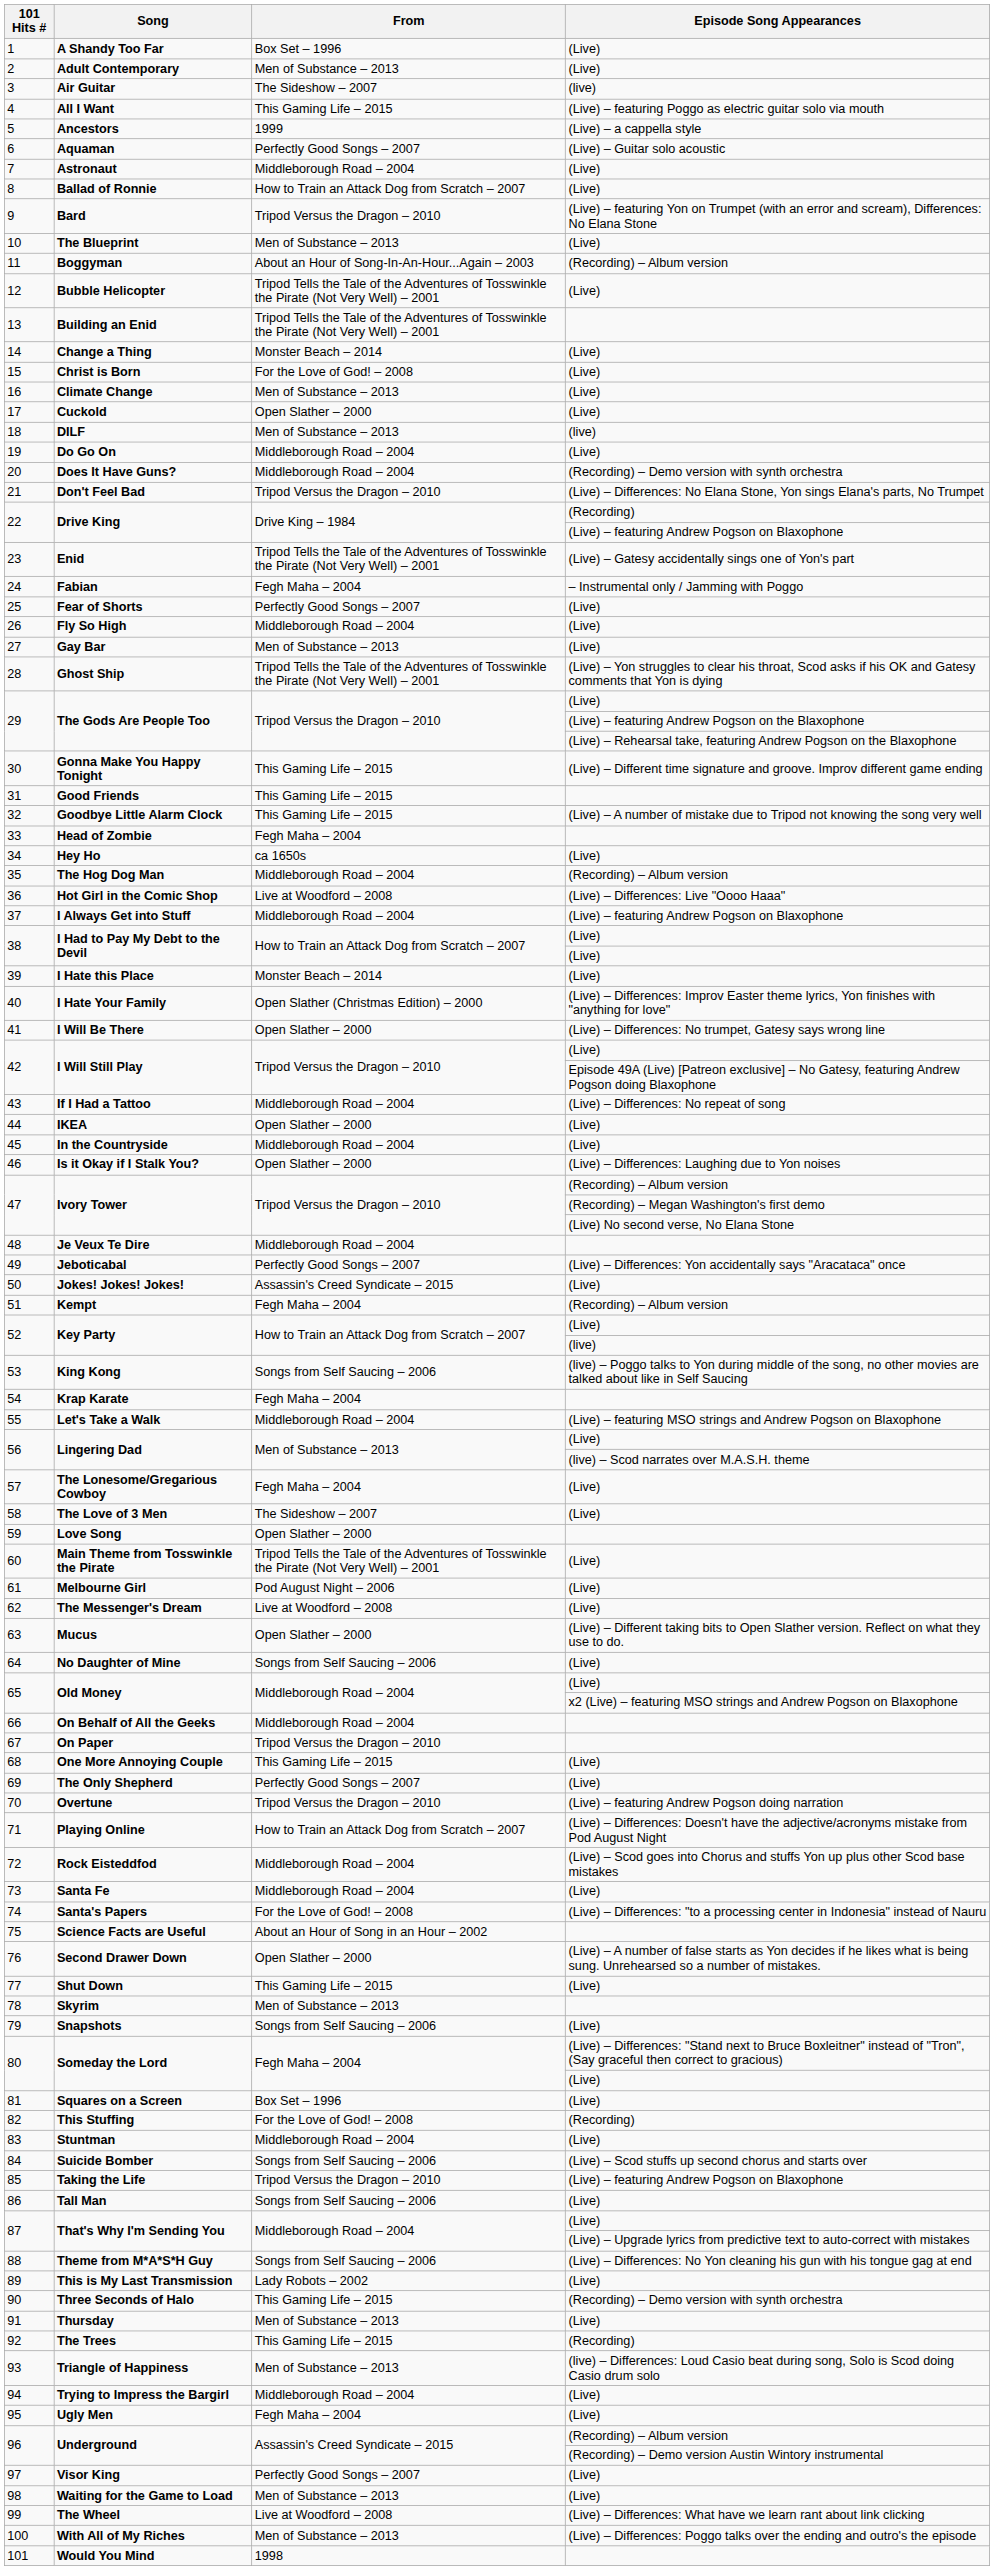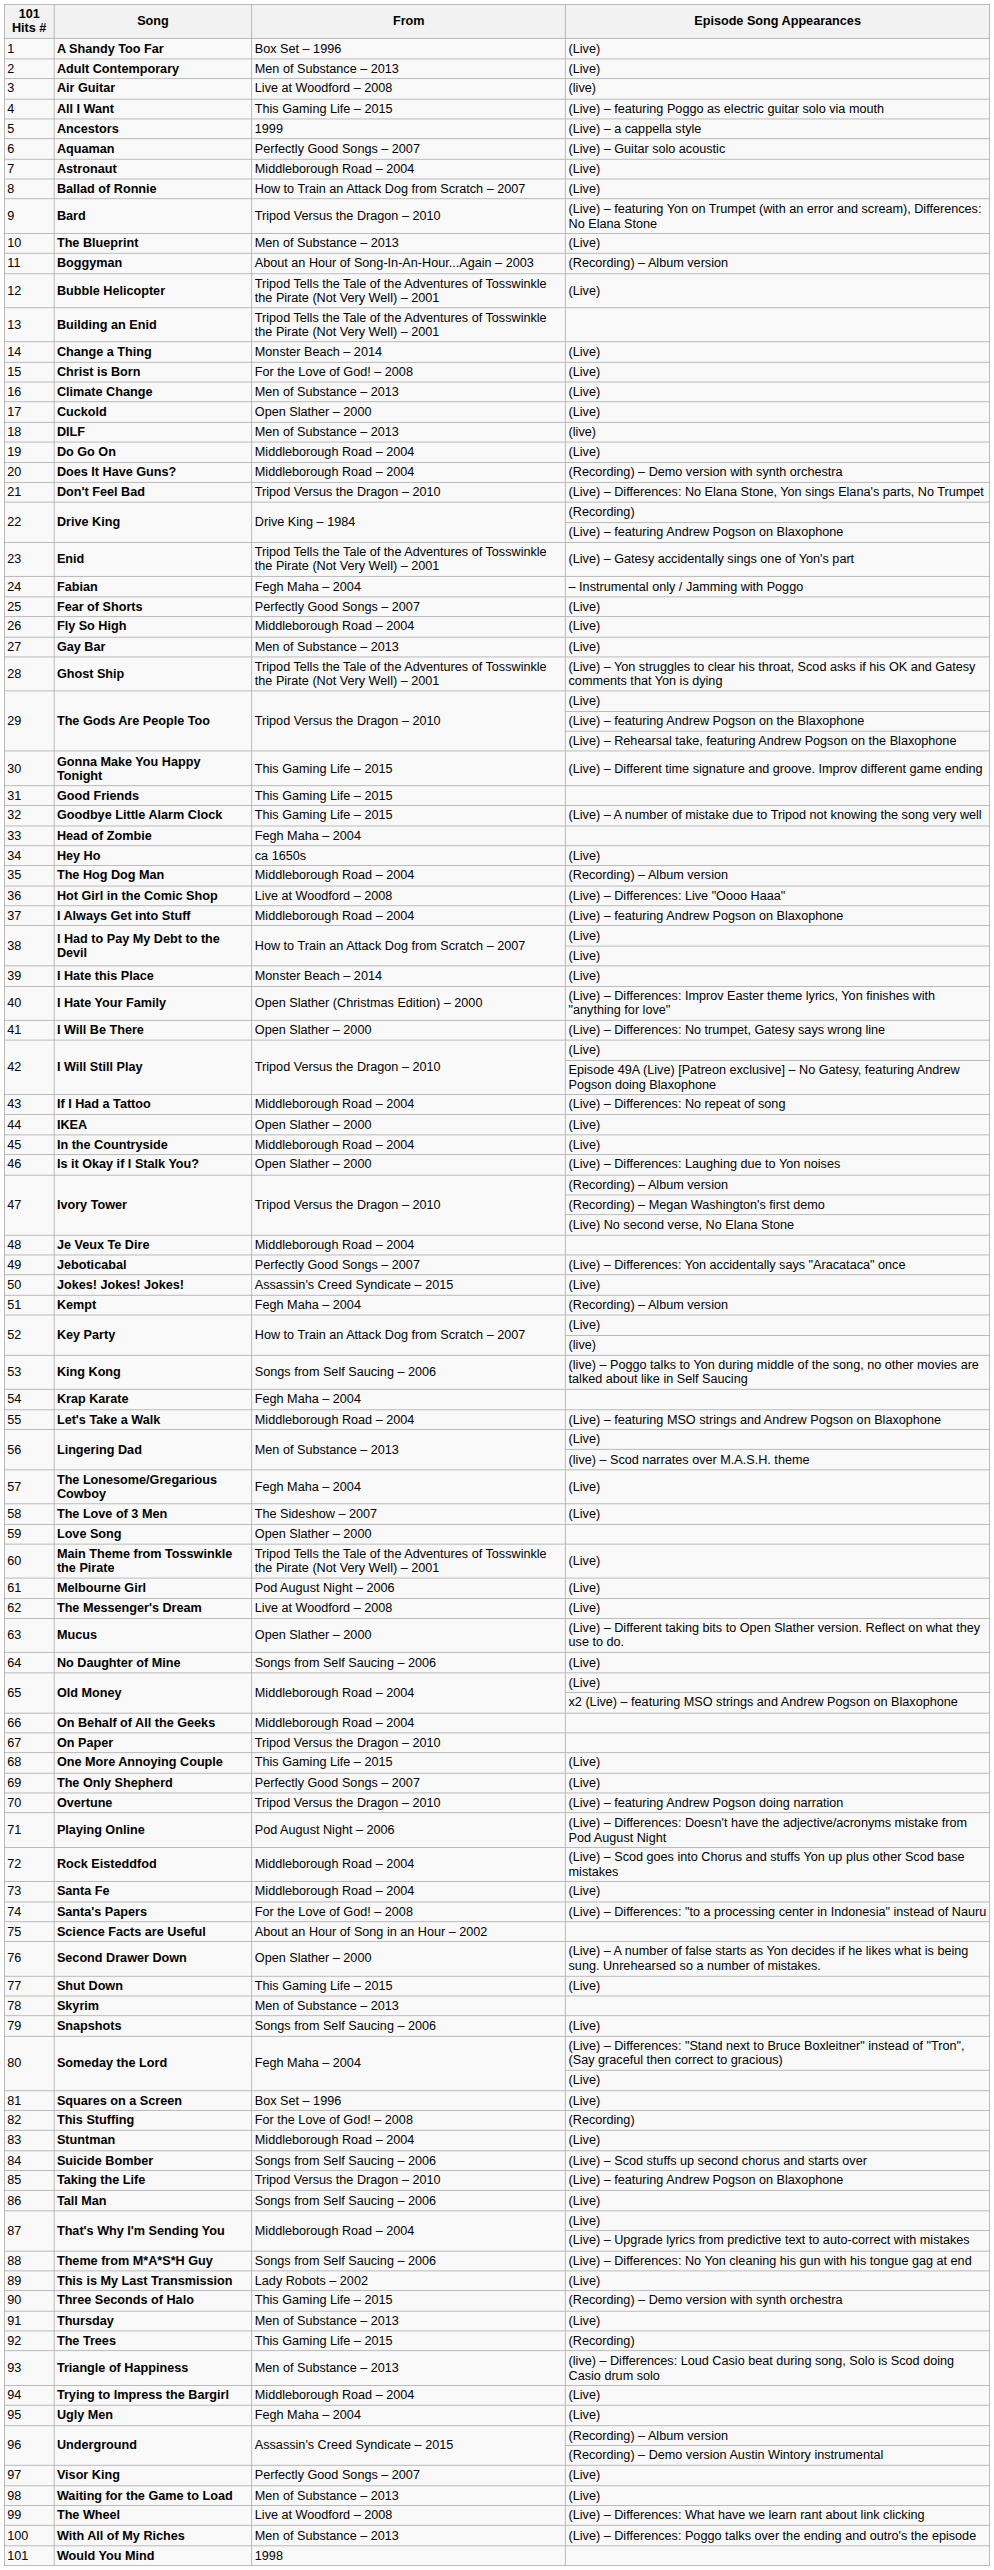(316, 88) The Sideshow – 2007 -> (324, 88) Live at Woodford – 2008
(390, 1830) How to Train an Attack Dog from Scratch – 2007 -> (325, 1830) Pod August Night – 2006
